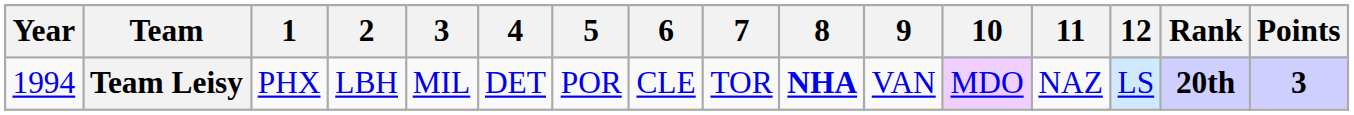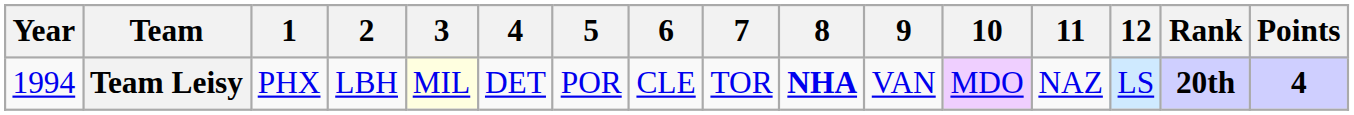(441, 82) no background -> (441, 82) lightyellow background
(1299, 82) 3 -> (1299, 82) 4
